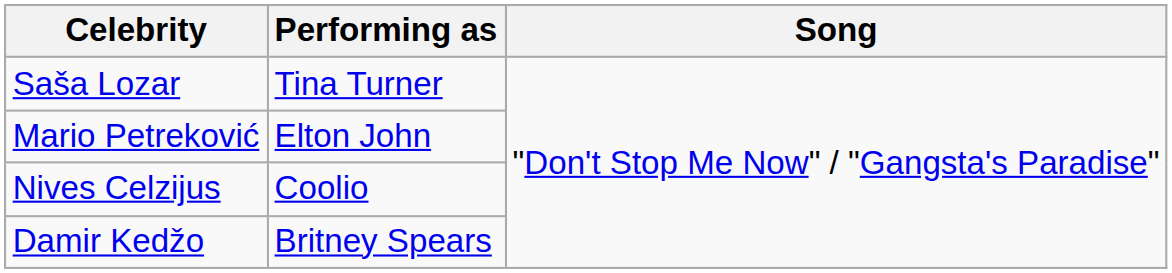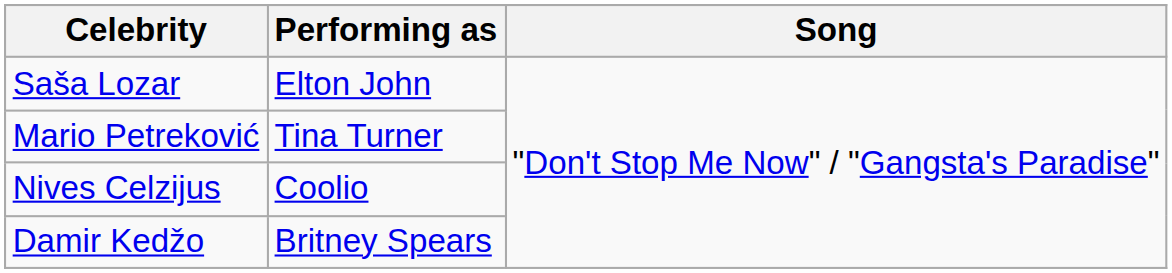(359, 83) Tina Turner -> (353, 83) Elton John
(353, 135) Elton John -> (359, 135) Tina Turner
